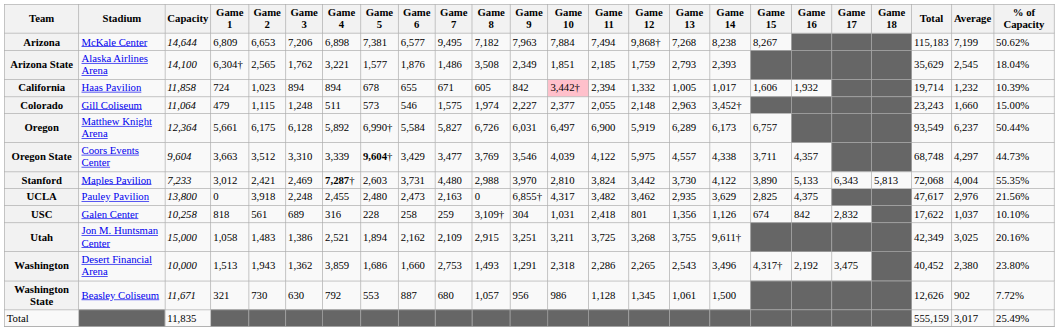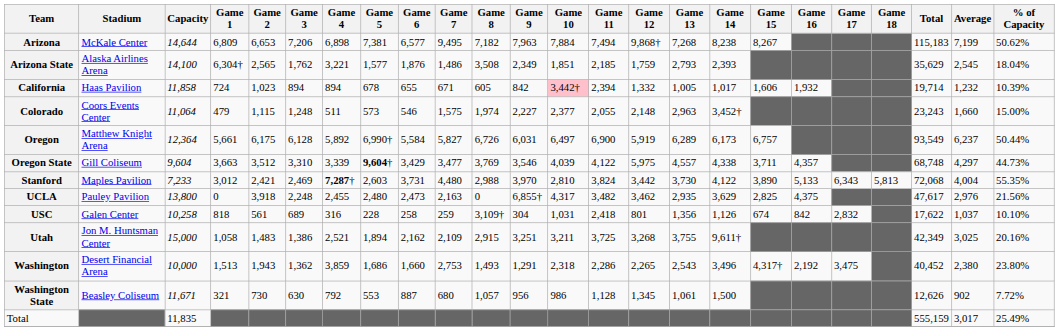(112, 105) Gill Coliseum -> (110, 111) Coors Events Center
(110, 157) Coors Events Center -> (112, 163) Gill Coliseum
